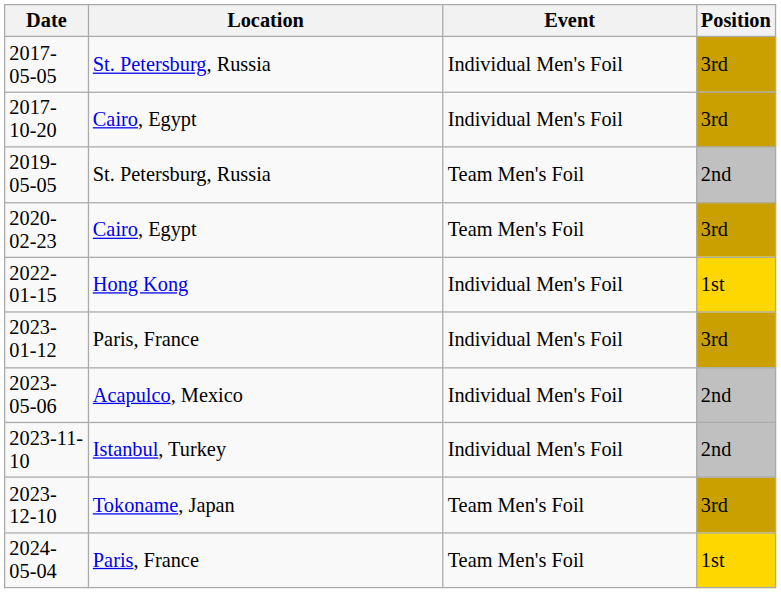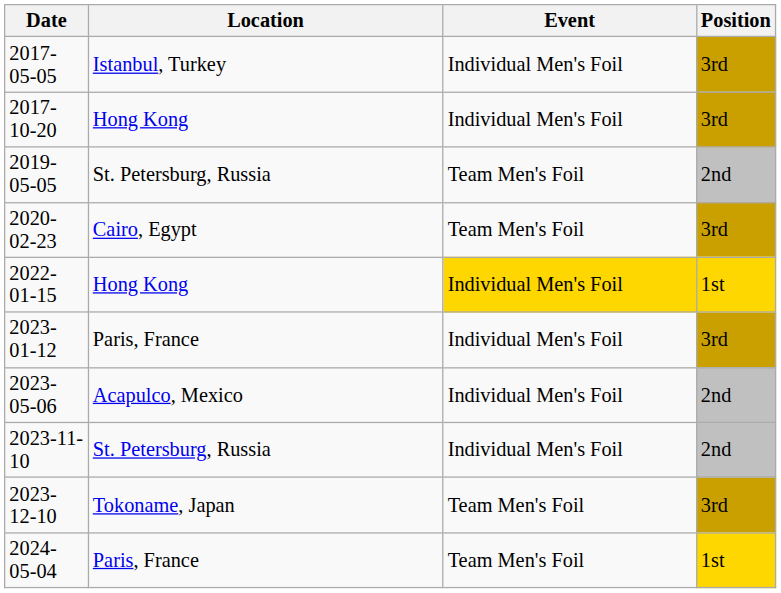(182, 64) St. Petersburg, Russia -> (159, 64) Istanbul, Turkey
(145, 119) Cairo, Egypt -> (141, 119) Hong Kong
(535, 284) no background -> (535, 284) gold background
(159, 449) Istanbul, Turkey -> (182, 449) St. Petersburg, Russia
